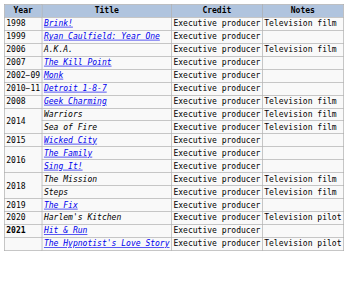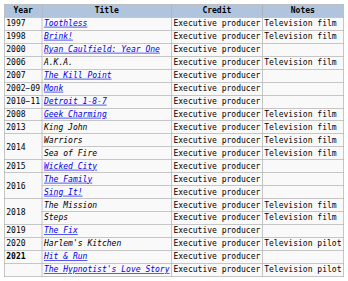+ row: (66, 24)
(16, 37) 1999 -> (16, 50) 2000
+ row: (66, 128)
